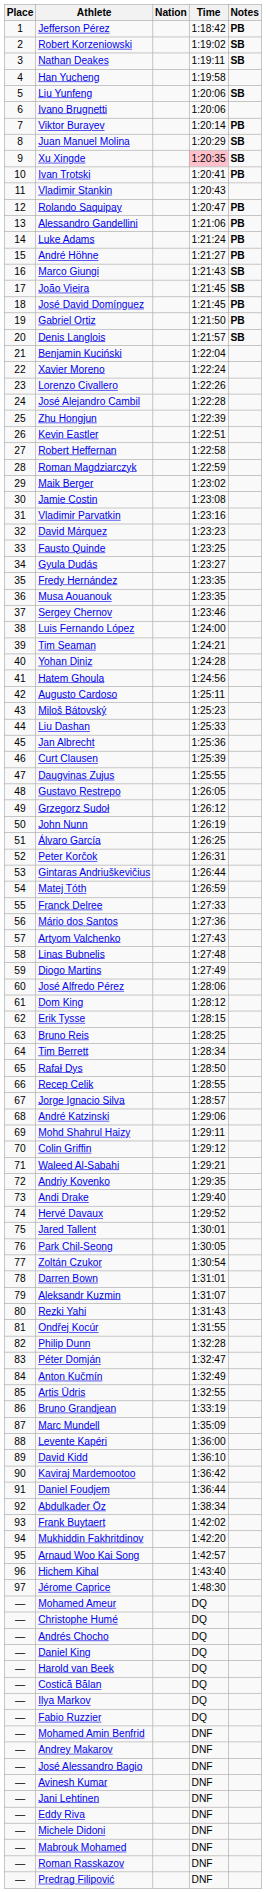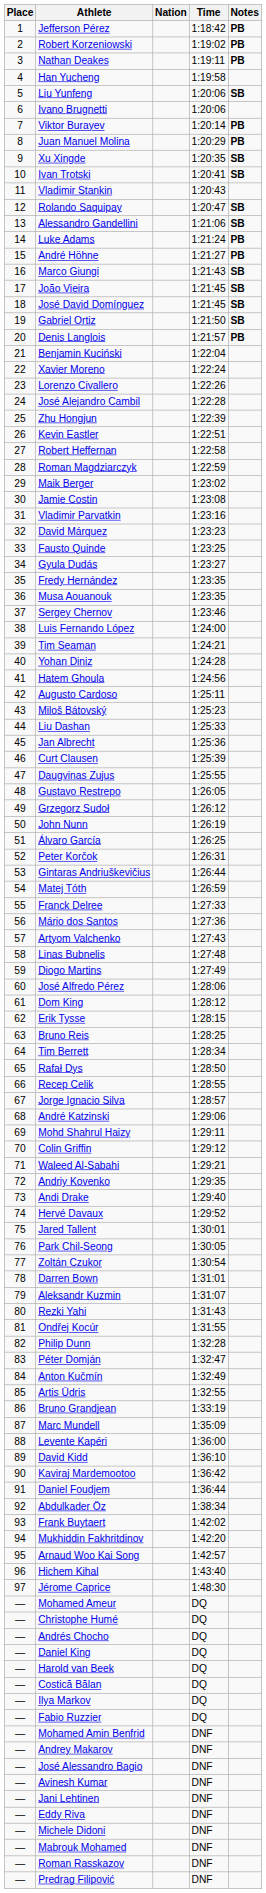(238, 45) SB -> (238, 45) PB
(238, 61) SB -> (238, 61) PB
(238, 142) SB -> (238, 142) PB
(209, 158) pink background -> (209, 158) no background
(238, 175) PB -> (238, 175) SB
(238, 207) PB -> (238, 207) SB
(238, 223) PB -> (238, 223) SB
(238, 304) PB -> (238, 304) SB
(238, 321) PB -> (238, 321) SB
(238, 337) SB -> (238, 337) PB
